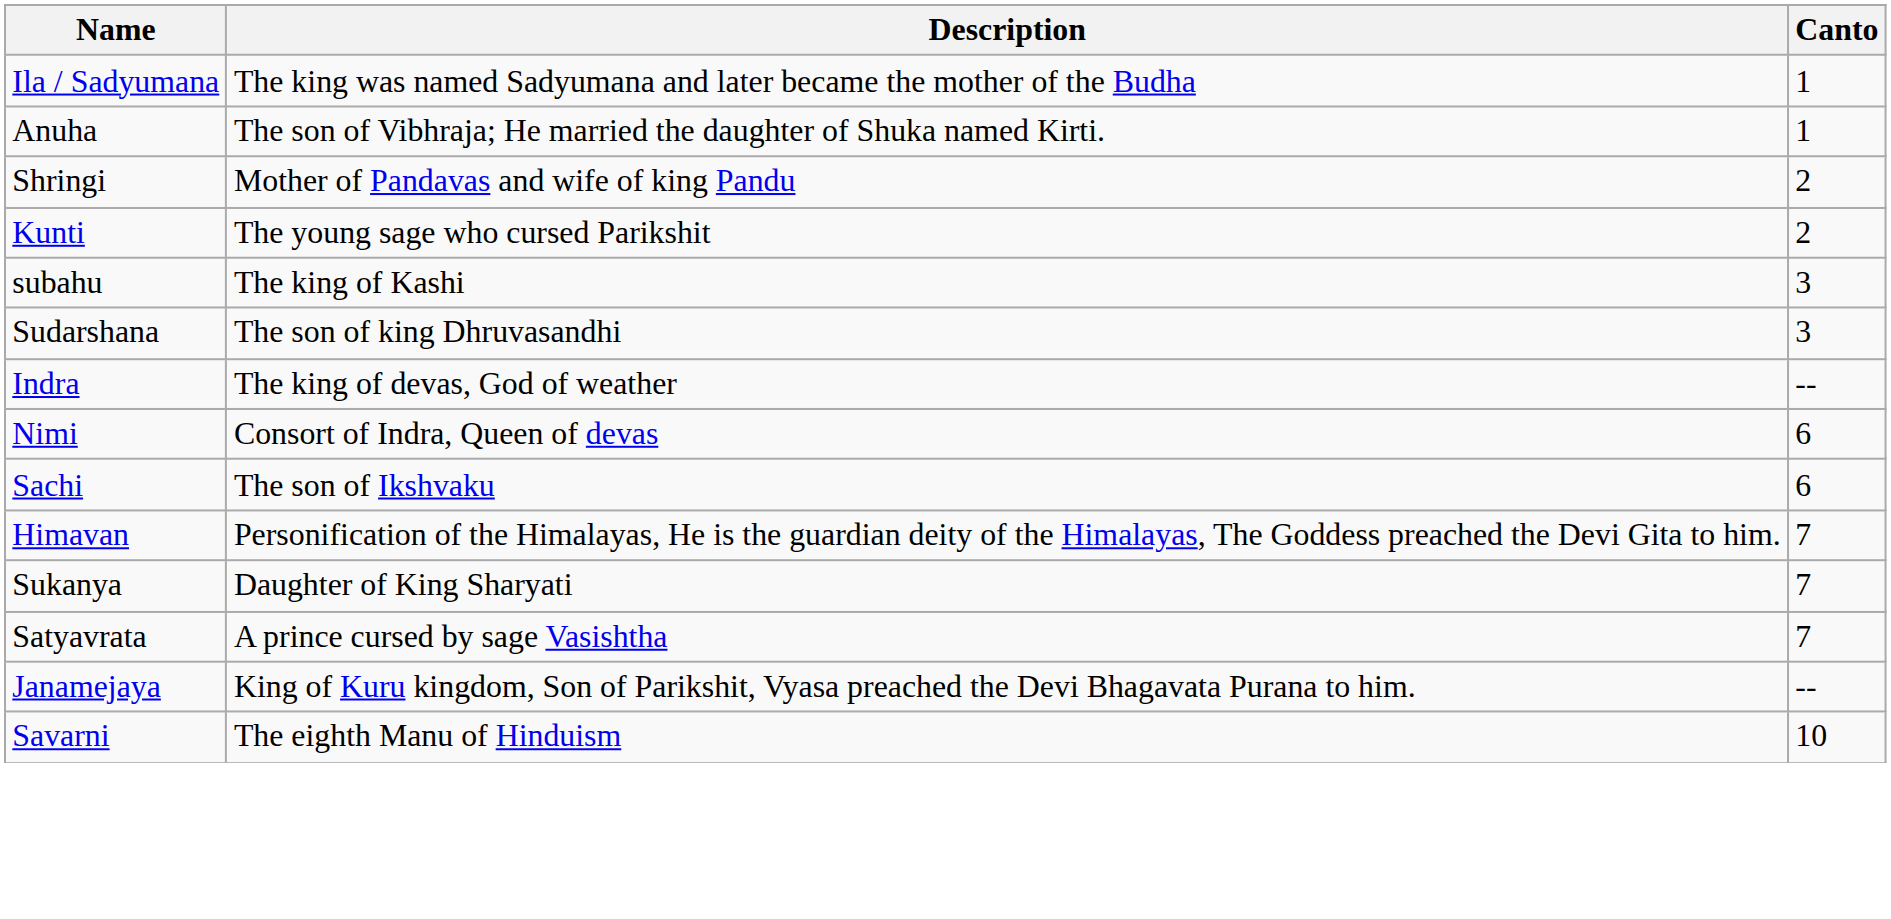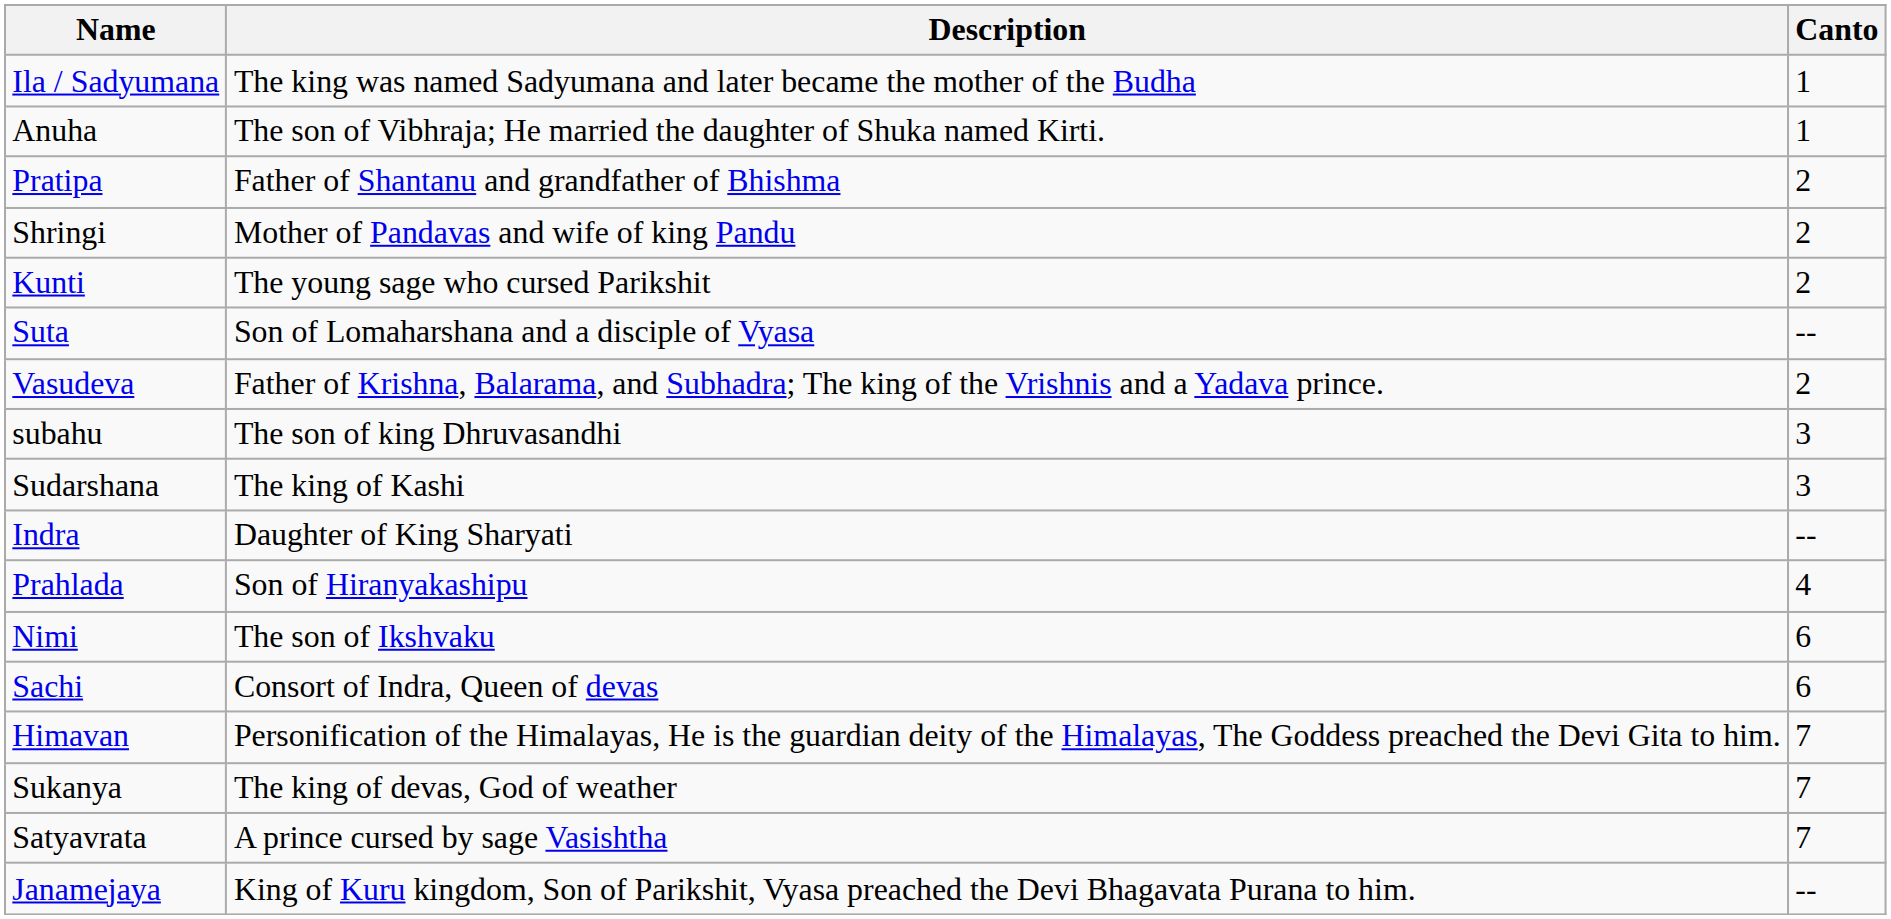+ row: (57, 181)
+ row: (41, 332)
+ row: (73, 383)
(349, 282) The king of Kashi -> (428, 433) The son of king Dhruvasandhi
(428, 332) The son of king Dhruvasandhi -> (349, 484) The king of Kashi
(455, 383) The king of devas, God of weather -> (403, 534) Daughter of King Sharyati
+ row: (68, 585)
(446, 433) Consort of Indra, Queen of devas -> (364, 635) The son of Ikshvaku
(364, 484) The son of Ikshvaku -> (446, 686) Consort of Indra, Queen of devas
(403, 585) Daughter of King Sharyati -> (455, 787) The king of devas, God of weather
- row: (61, 736)
